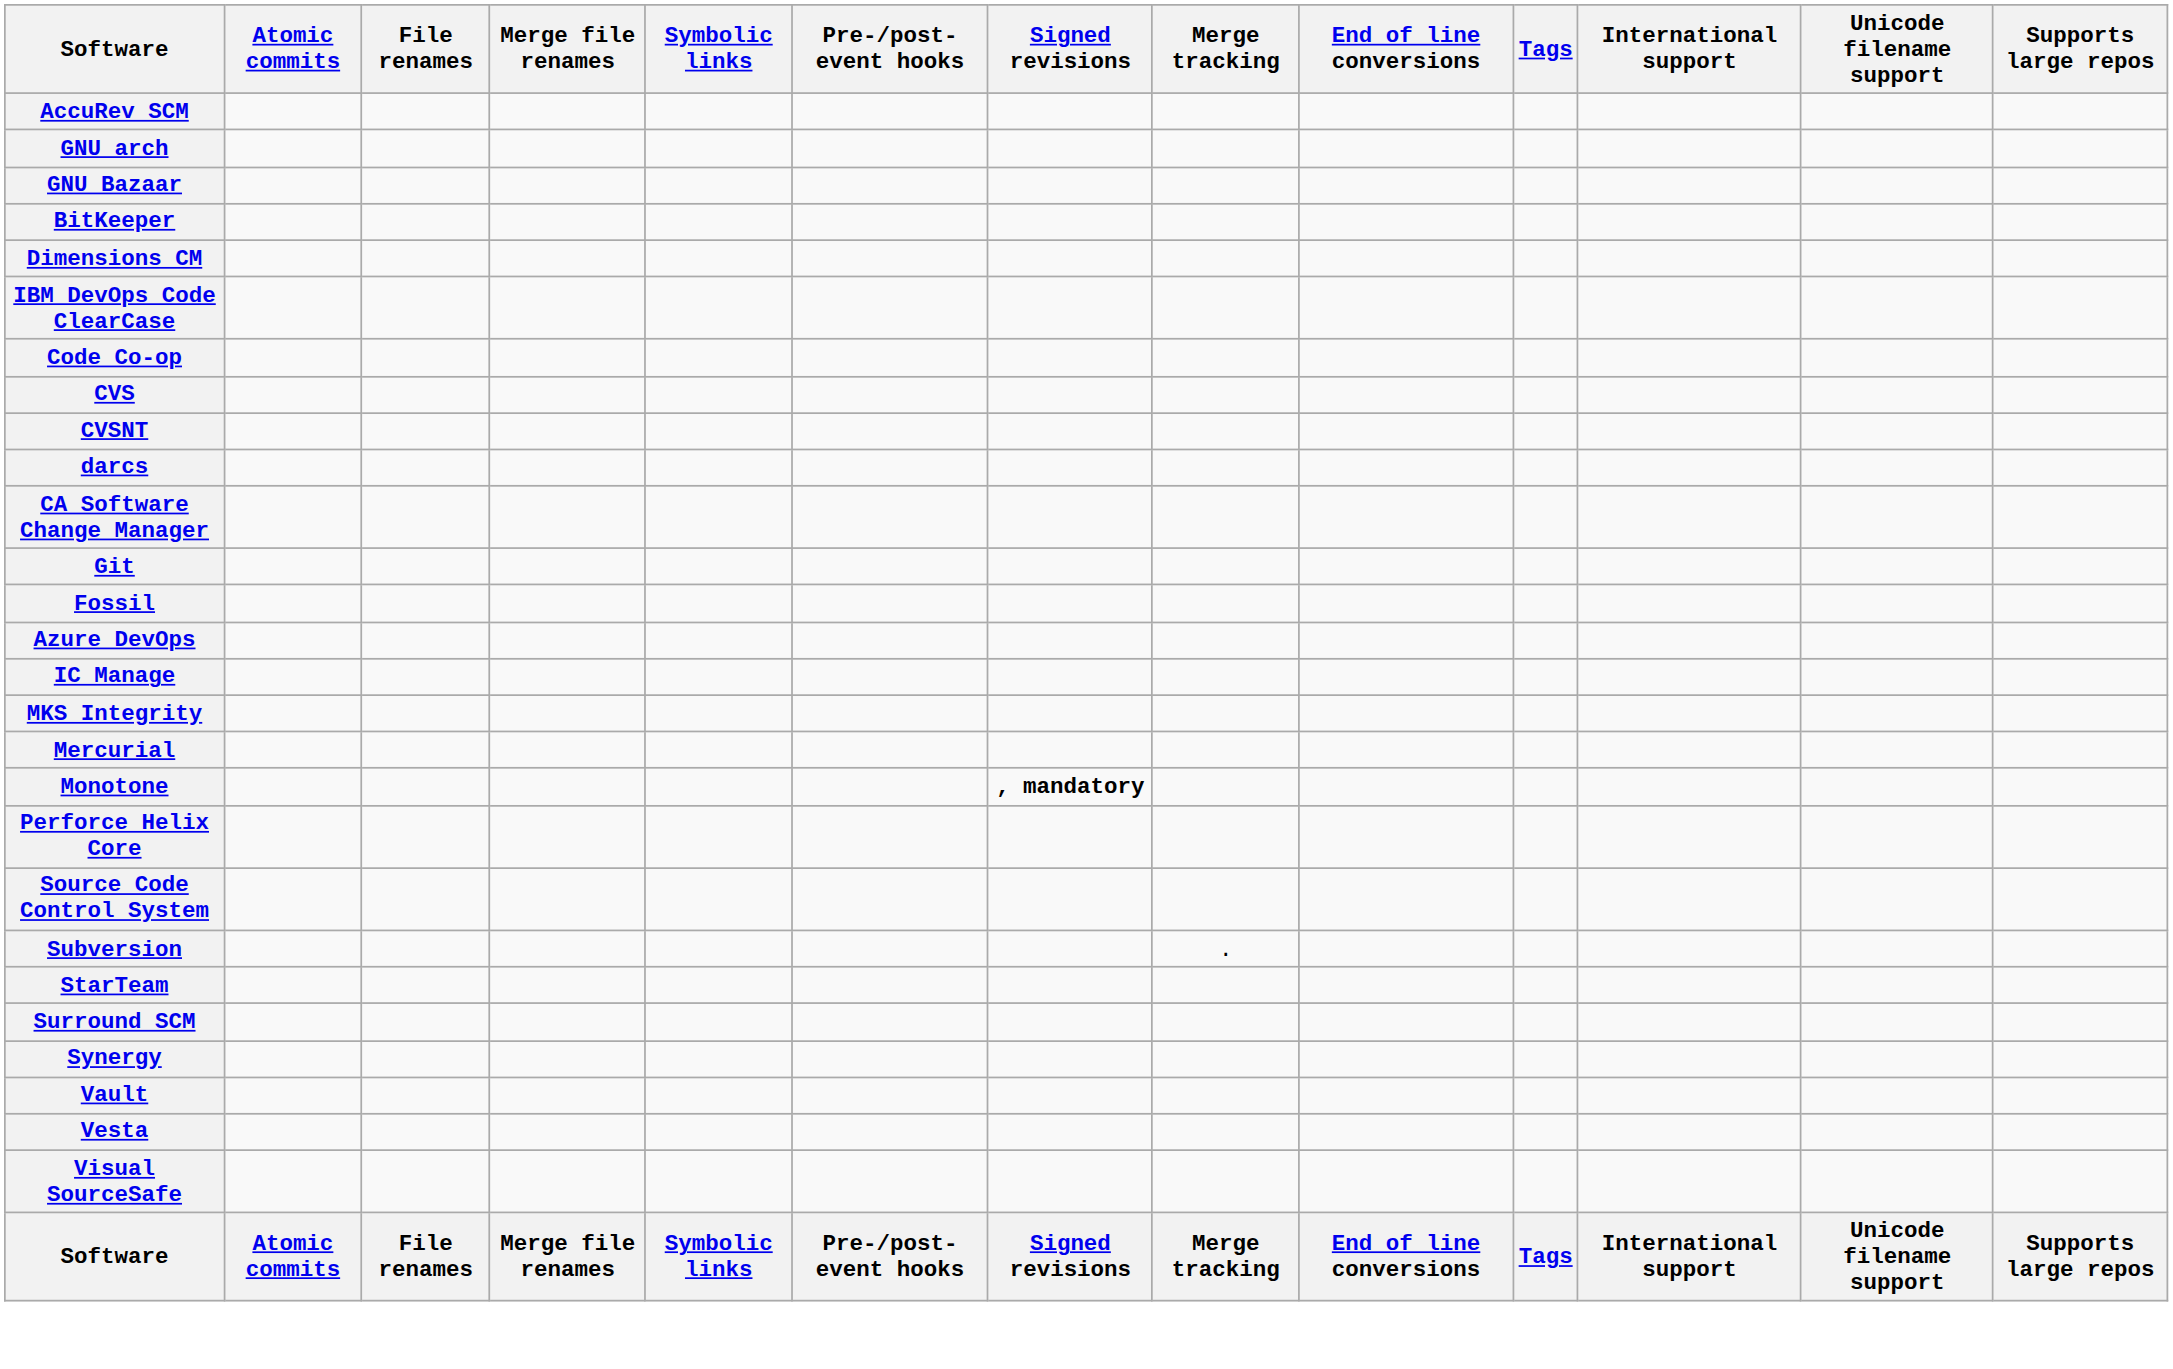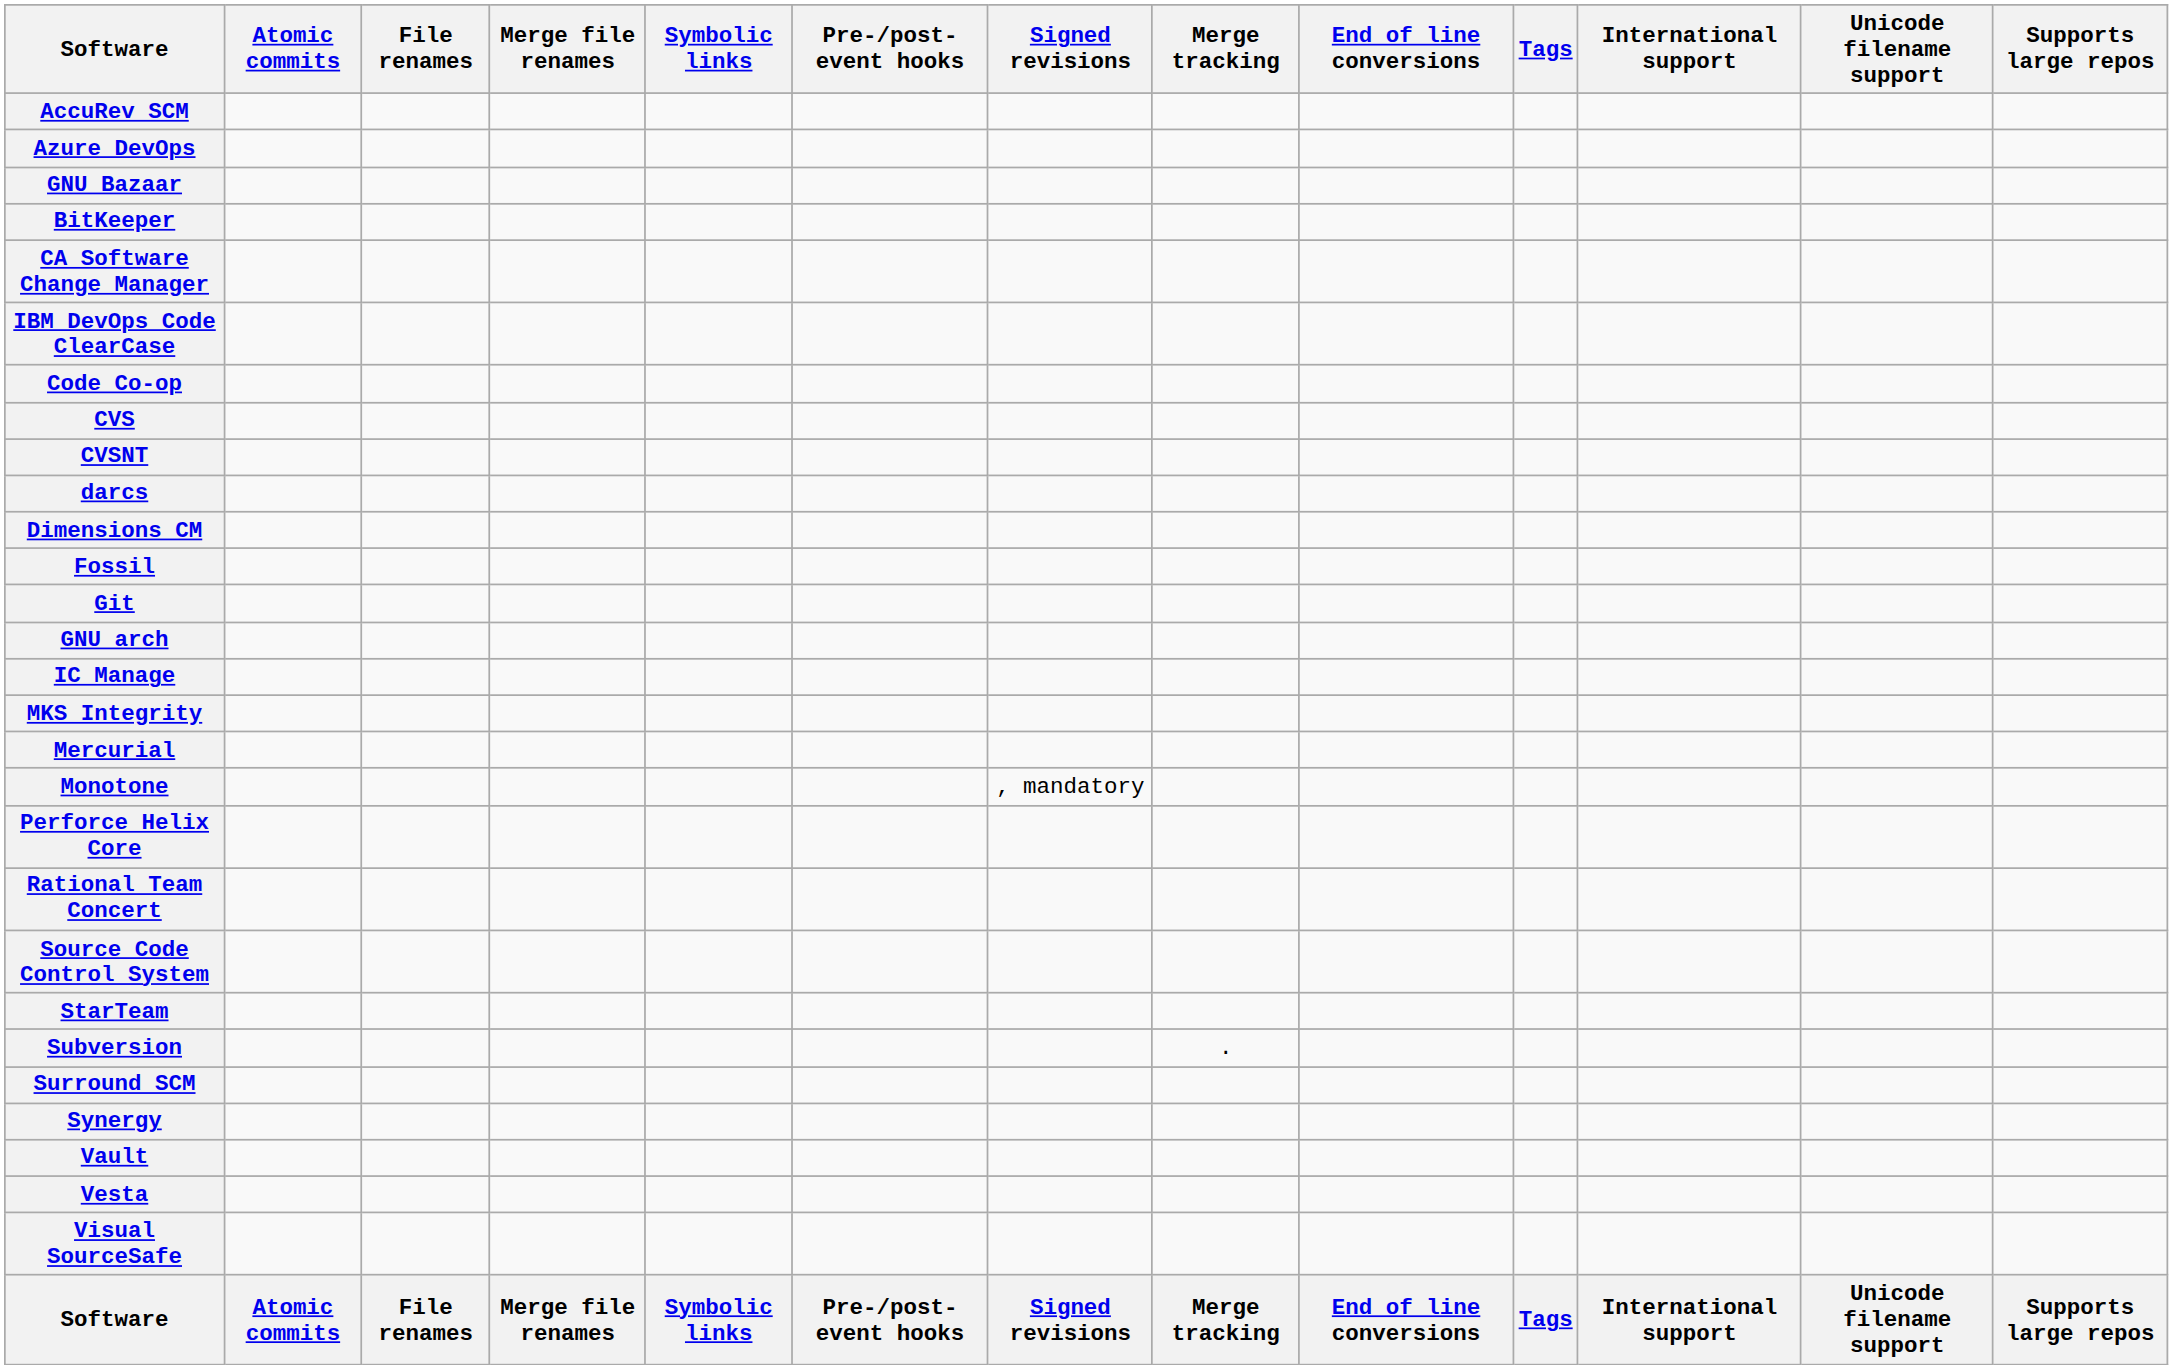rows swapped: (115, 640) <-> (115, 148)
rows swapped: (115, 517) <-> (115, 258)
rows swapped: (115, 603) <-> (115, 567)
(1070, 787) bold -> (1070, 787) normal
+ row: (115, 899)
rows swapped: (115, 985) <-> (115, 949)
